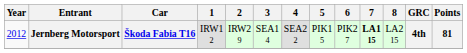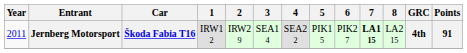(16, 34) 2012 -> (16, 34) 2011
(447, 34) 81 -> (447, 34) 91
